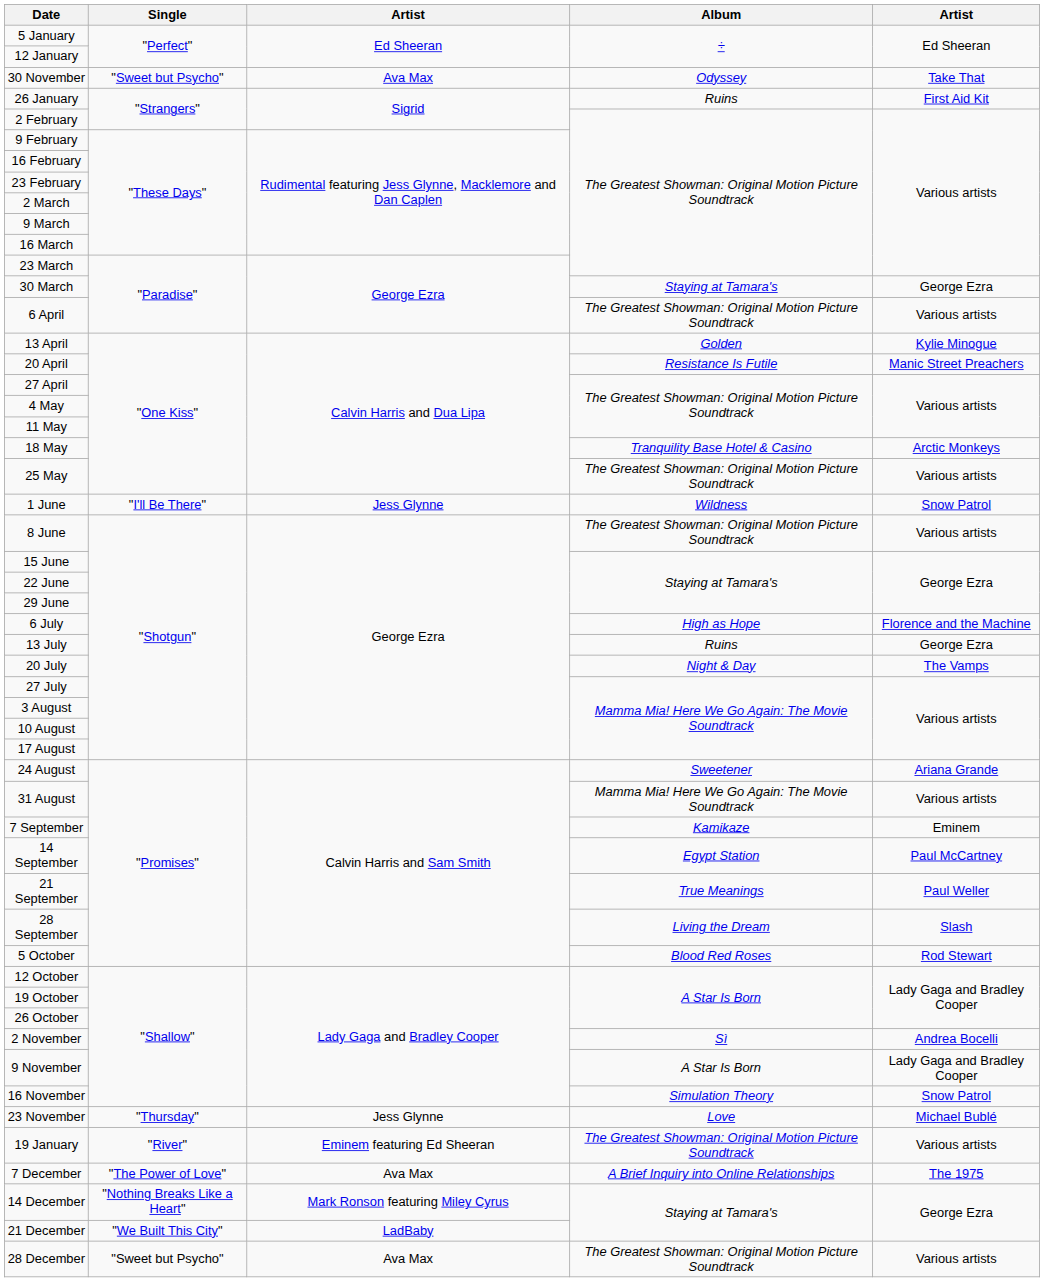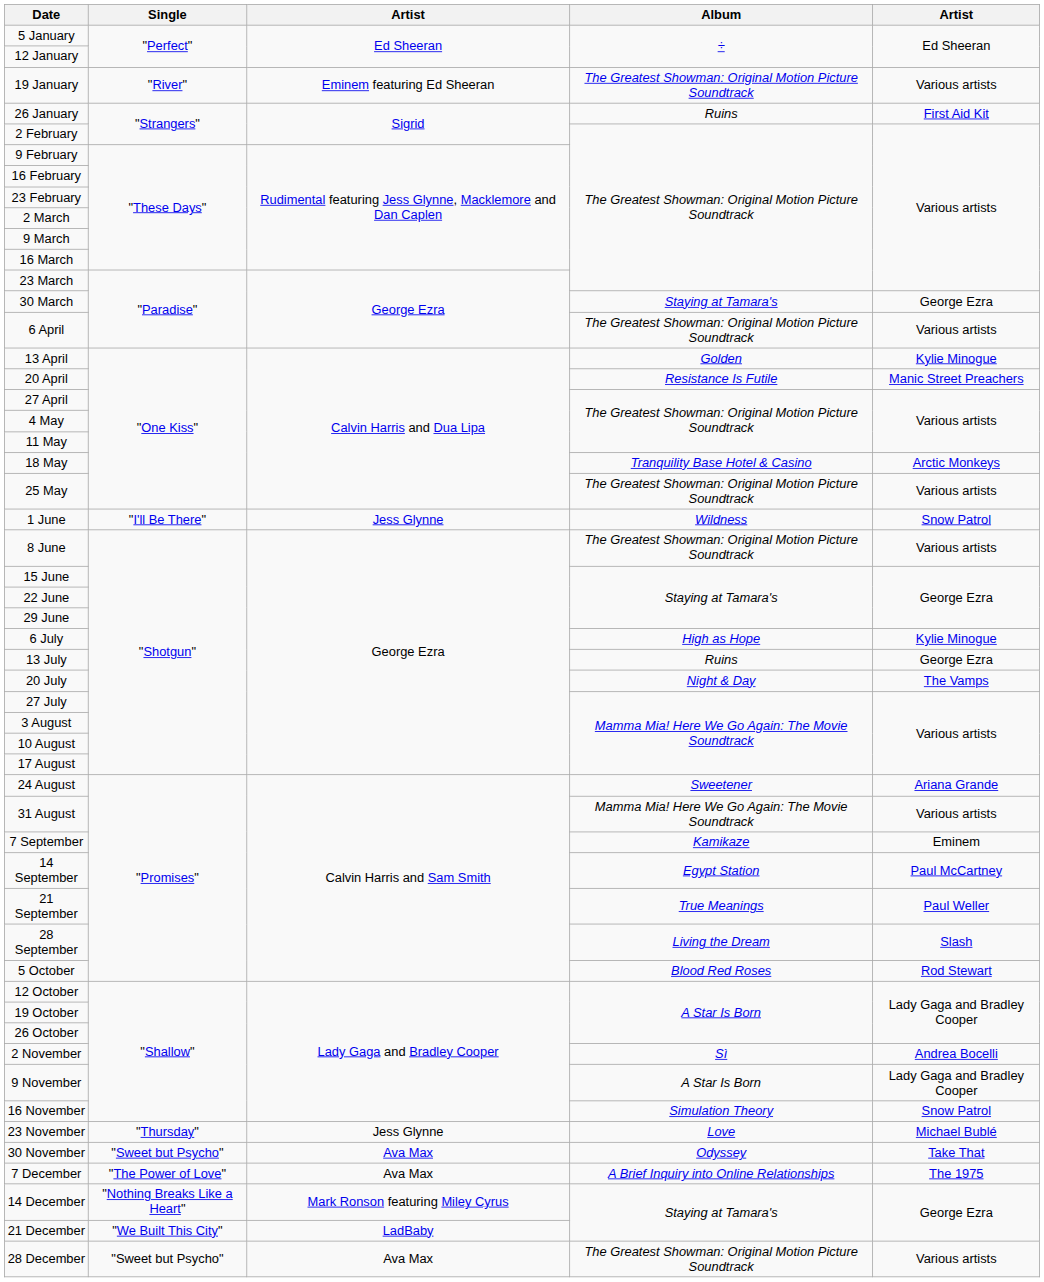rows swapped: (46, 1144) <-> (46, 77)
(956, 623) Florence and the Machine -> (956, 638) Kylie Minogue
